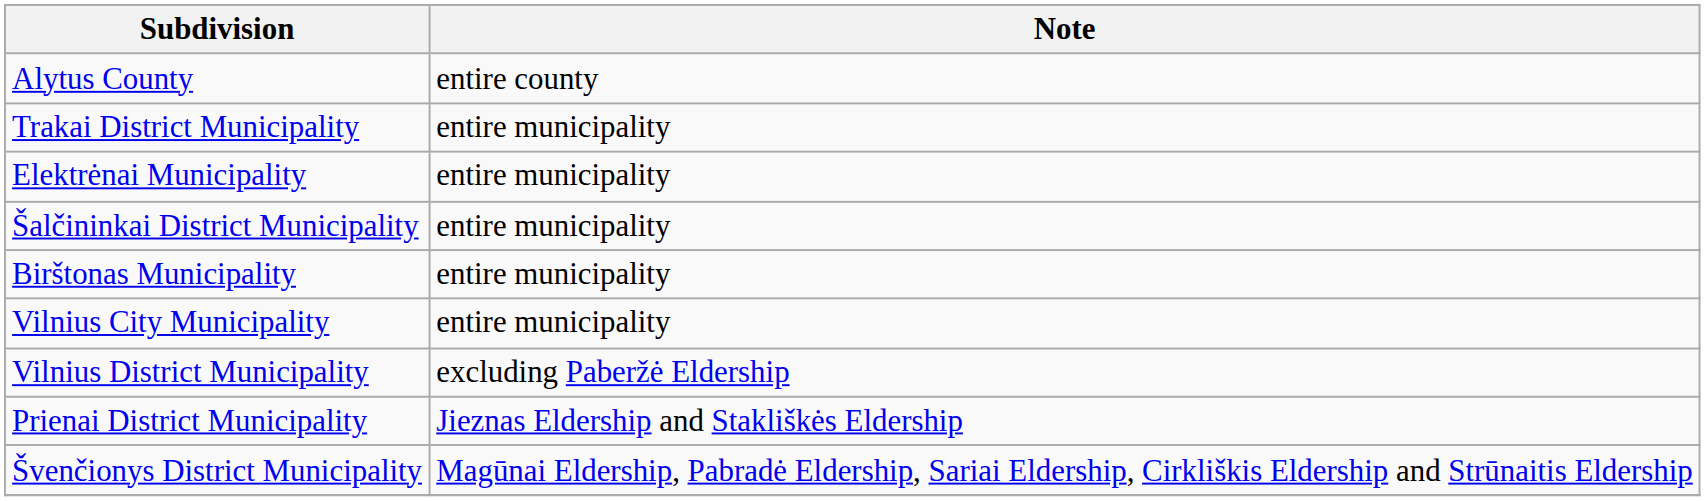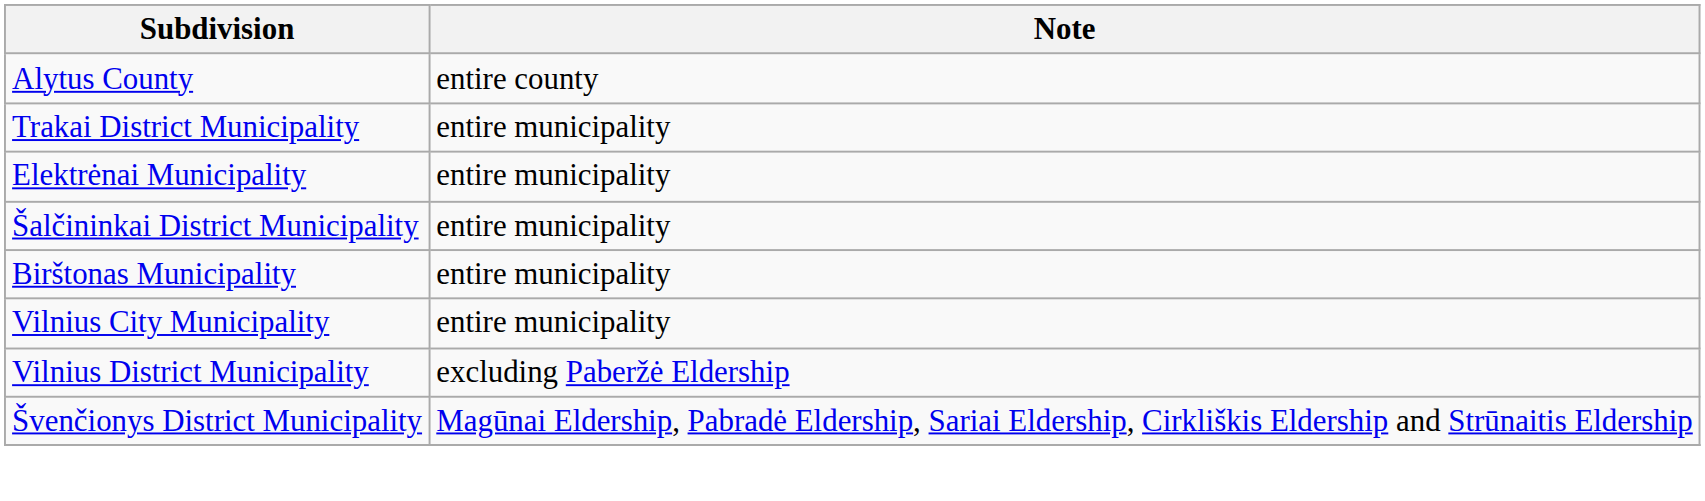- row: (190, 420)
